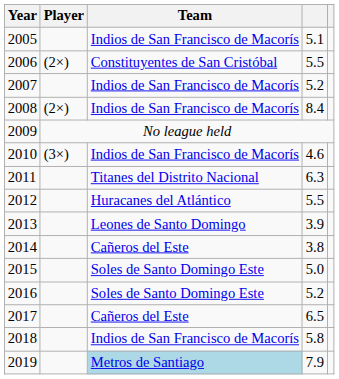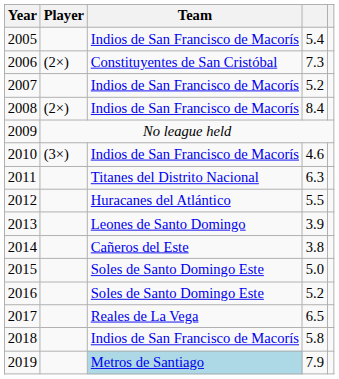(315, 39) 5.1 -> (315, 39) 5.4
(315, 62) 5.5 -> (315, 62) 7.3
(140, 316) Cañeros del Este -> (145, 316) Reales de La Vega
